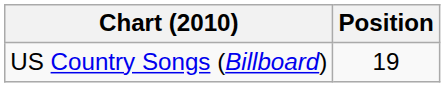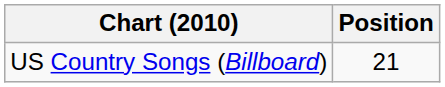(386, 61) 19 -> (386, 61) 21
